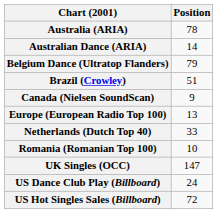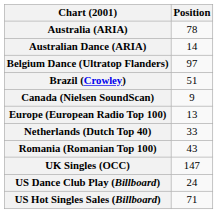(192, 64) 79 -> (192, 64) 97
(192, 149) 10 -> (192, 149) 43
(192, 200) 72 -> (192, 200) 71
